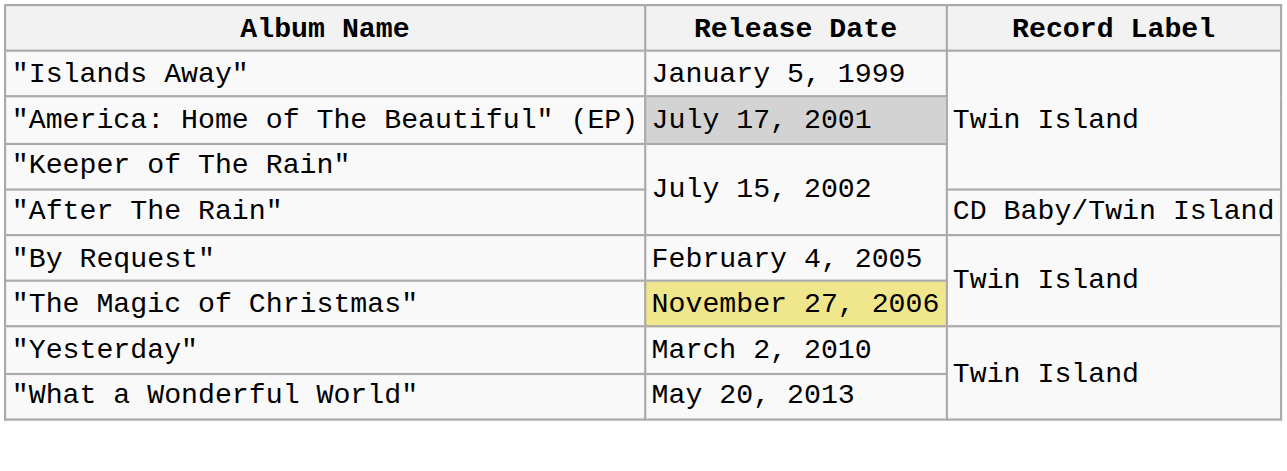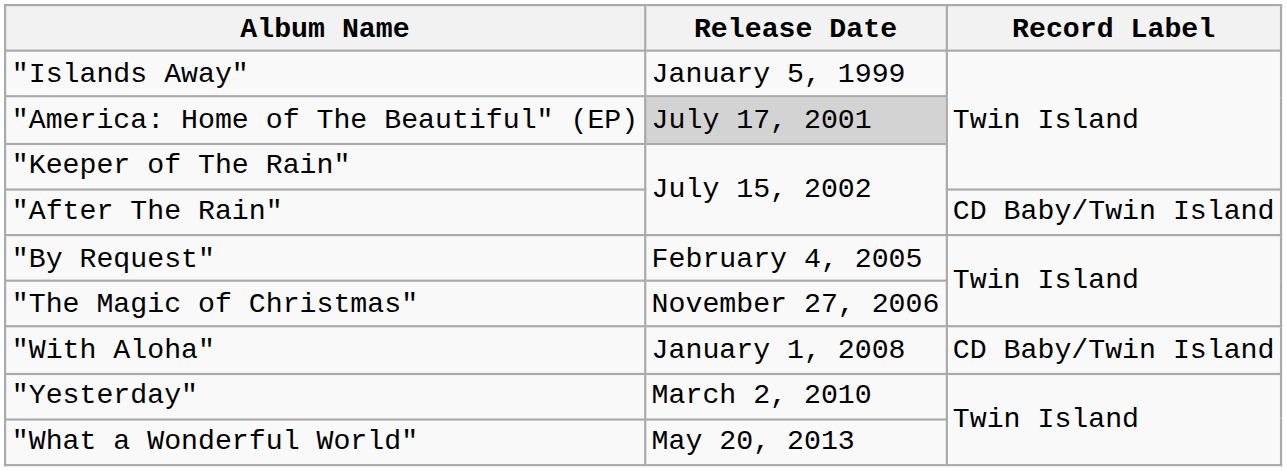(796, 304) khaki background -> (796, 304) no background
+ row: (113, 350)
